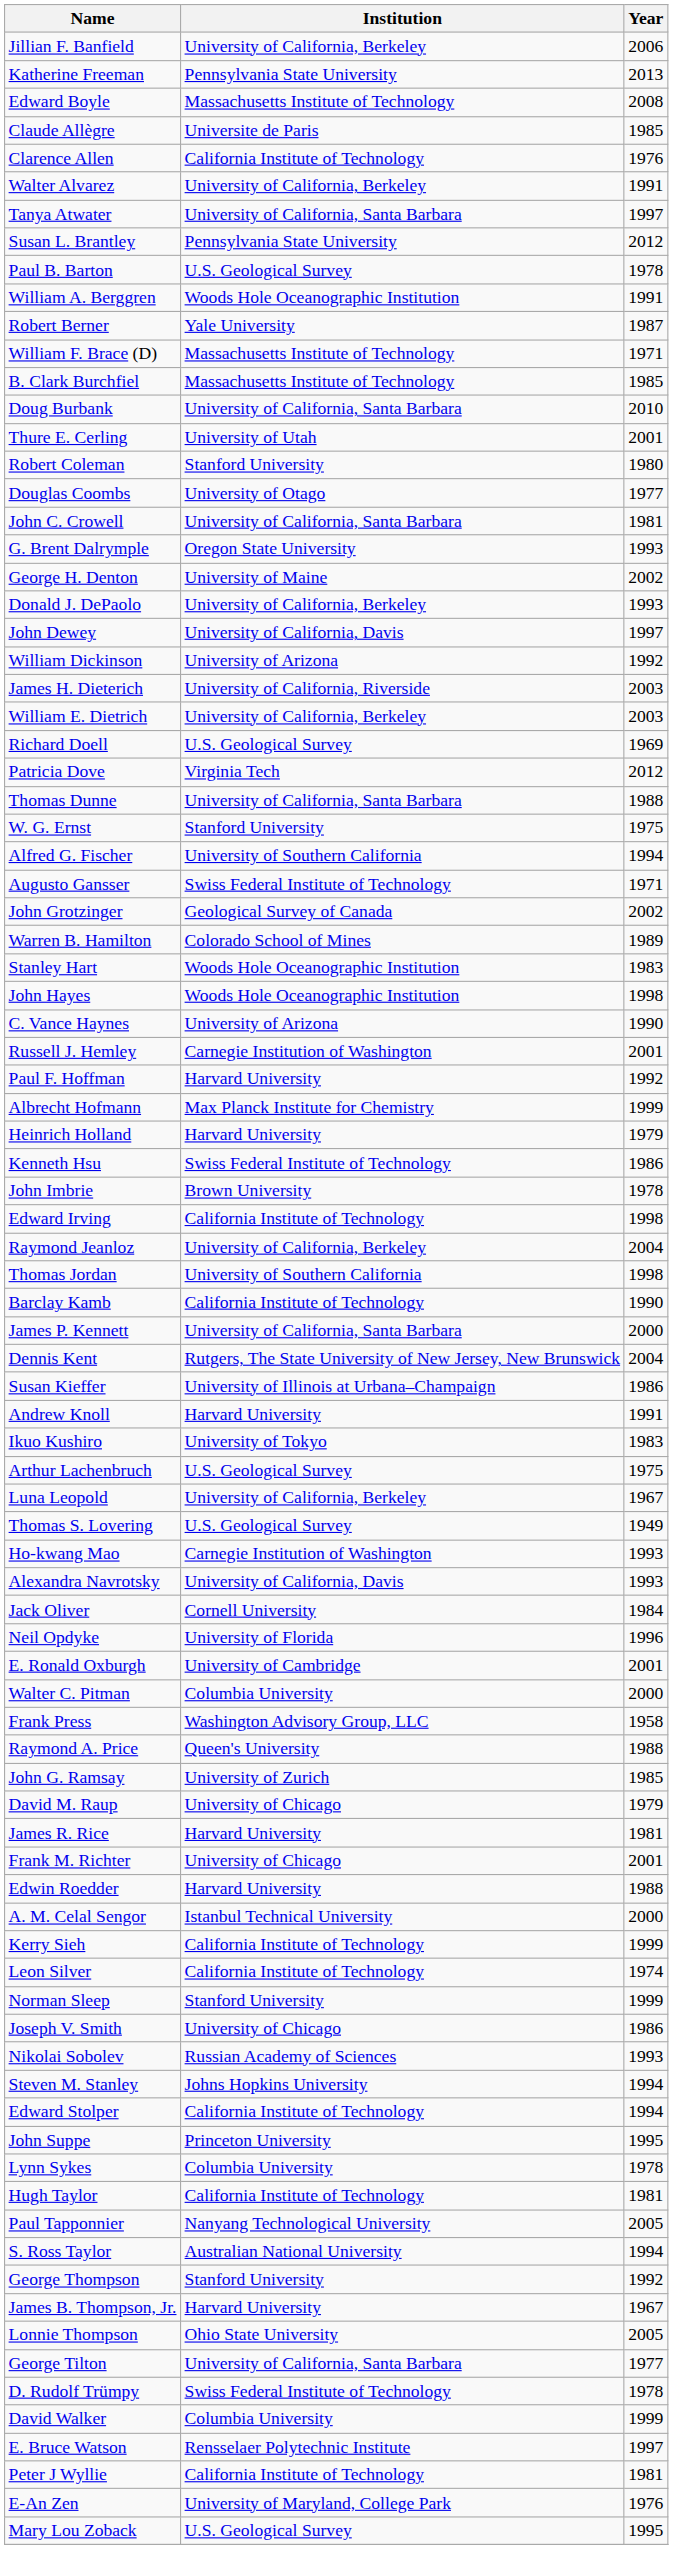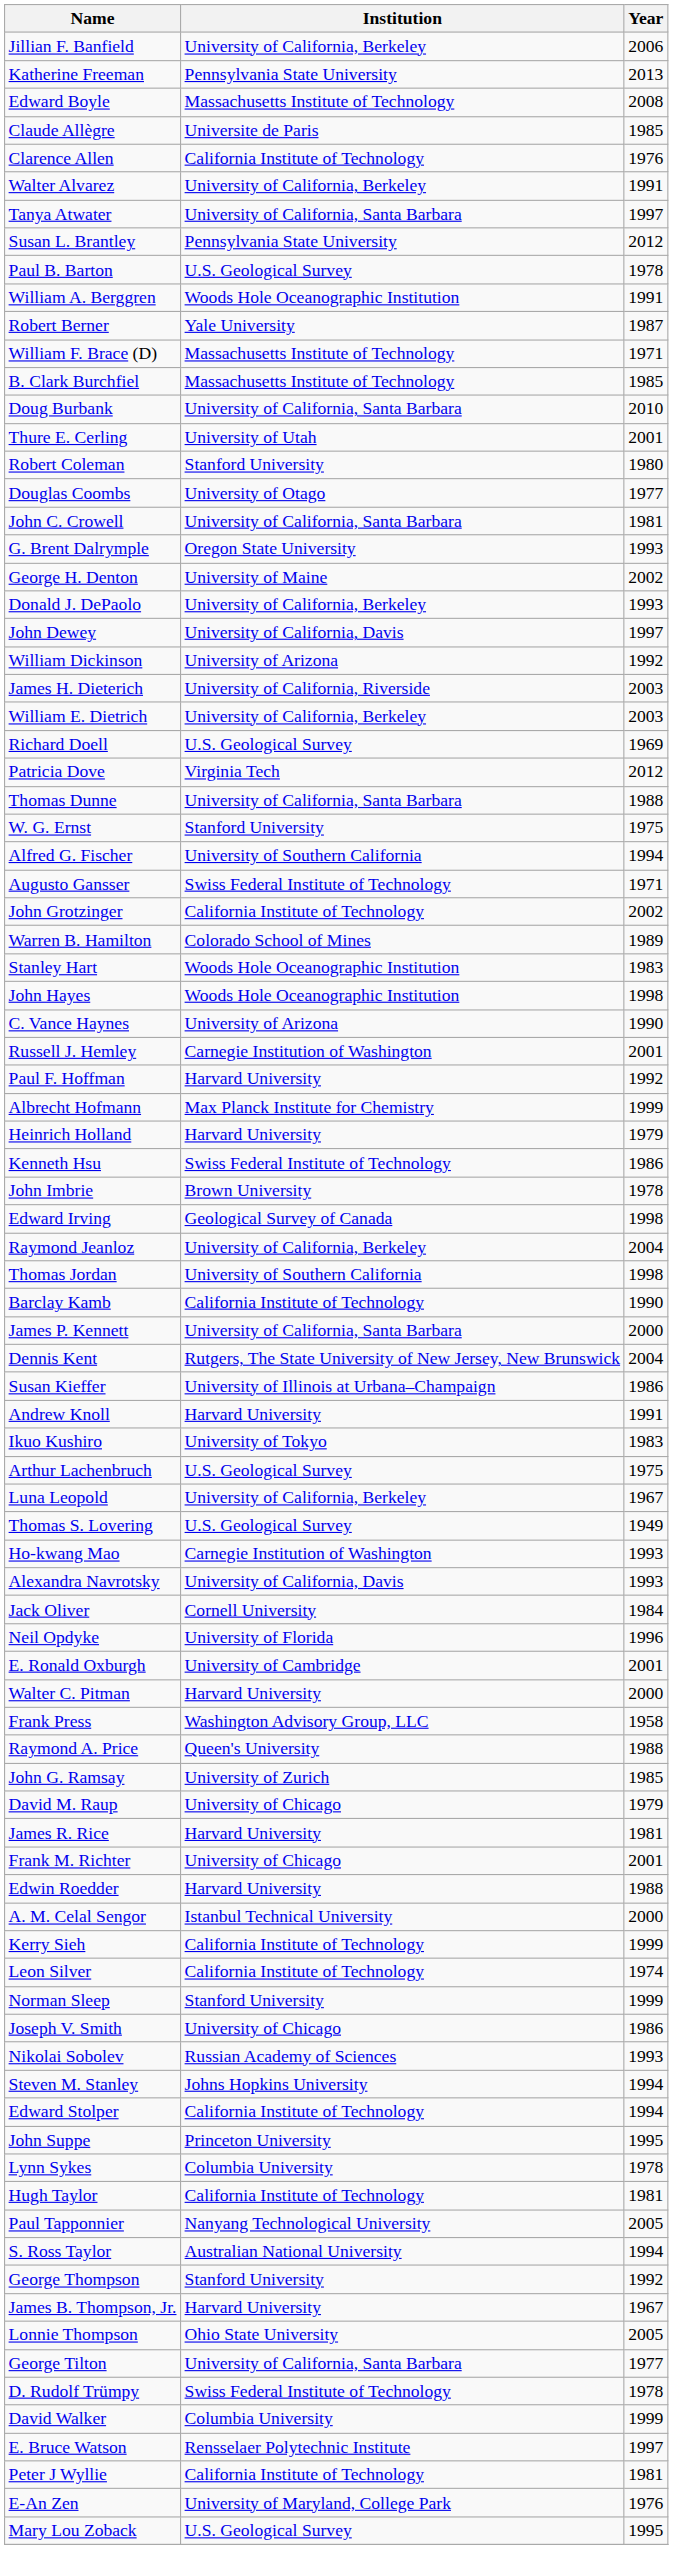(288, 911) Geological Survey of Canada -> (304, 911) California Institute of Technology
(304, 1218) California Institute of Technology -> (288, 1218) Geological Survey of Canada
(259, 1693) Columbia University -> (253, 1693) Harvard University
